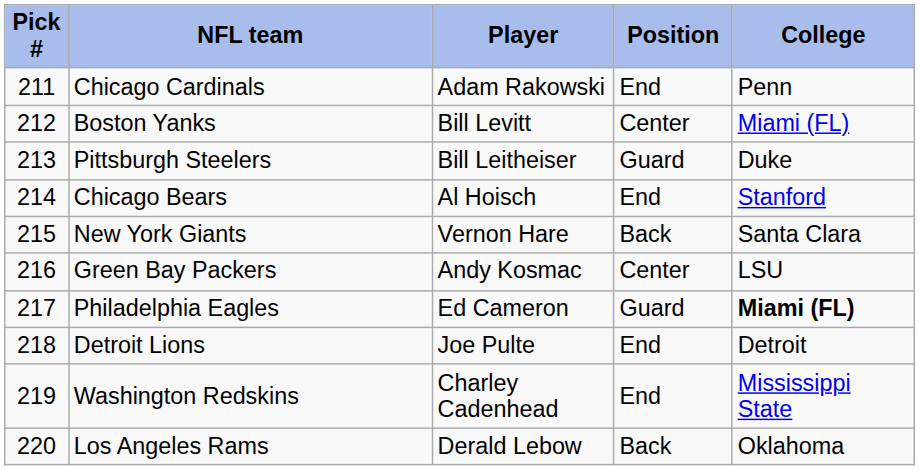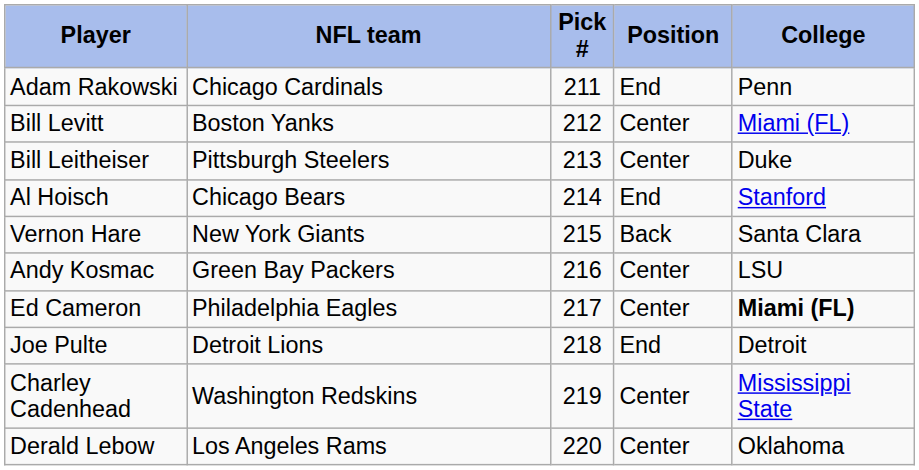columns swapped: (37, 36) <-> (523, 36)
(652, 160) Guard -> (655, 160) Center
(652, 308) Guard -> (655, 308) Center
(640, 395) End -> (655, 395) Center
(645, 446) Back -> (655, 446) Center
